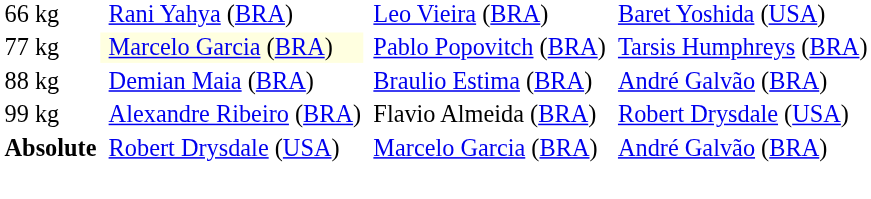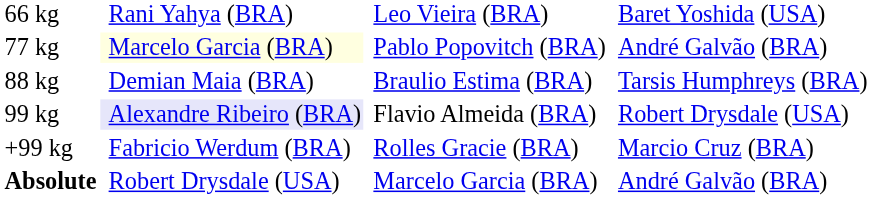(740, 47) Tarsis Humphreys (BRA) -> (720, 47) André Galvão (BRA)
(720, 80) André Galvão (BRA) -> (740, 80) Tarsis Humphreys (BRA)
(232, 114) no background -> (232, 114) lavender background
+ row: (39, 147)
